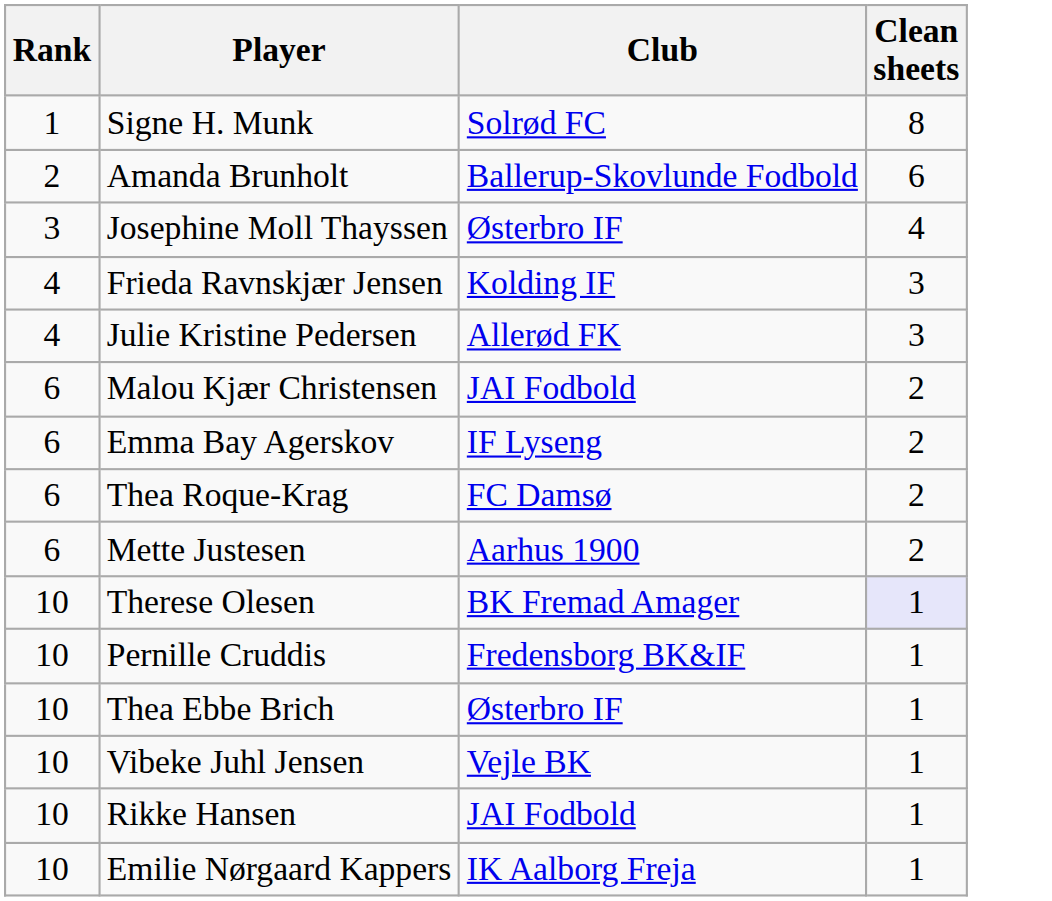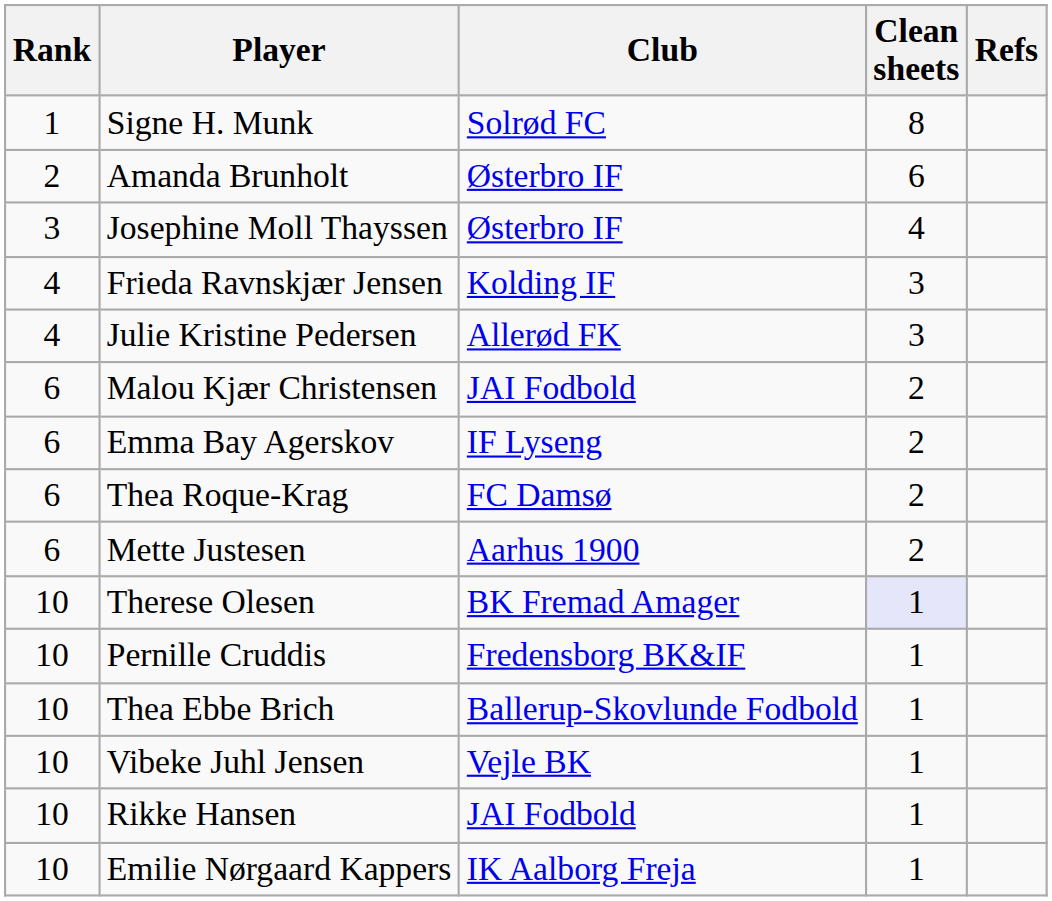+ column: (1006, 50)
(662, 175) Ballerup-Skovlunde Fodbold -> (545, 175) Østerbro IF
(545, 708) Østerbro IF -> (662, 708) Ballerup-Skovlunde Fodbold
